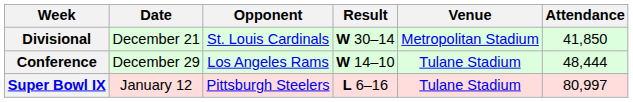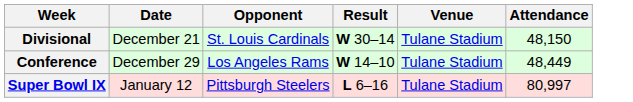(470, 39) Metropolitan Stadium -> (452, 39) Tulane Stadium
(585, 39) 41,850 -> (549, 39) 48,150
(585, 62) 48,444 -> (549, 62) 48,449
